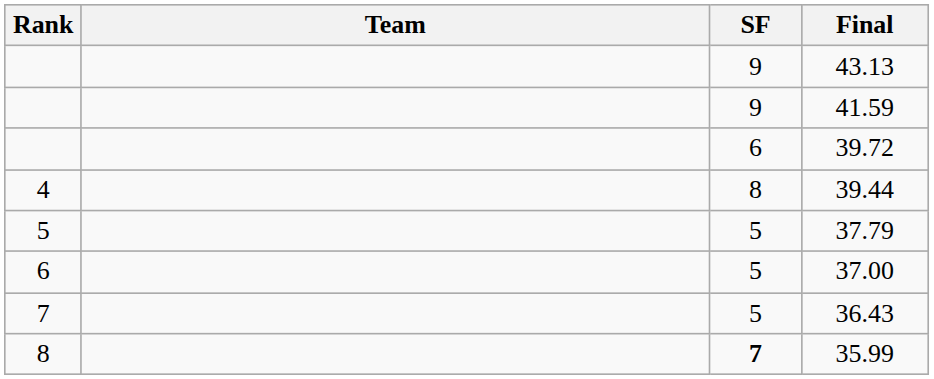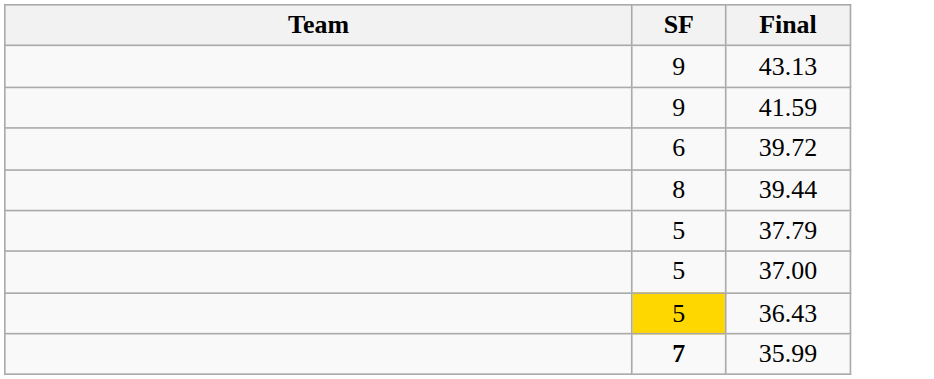- column: (43, 25)
(756, 312) no background -> (679, 312) gold background
